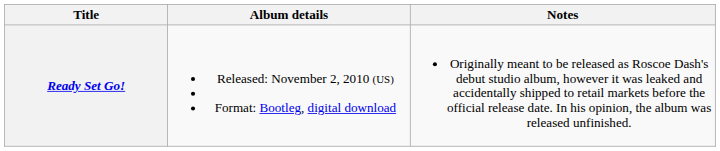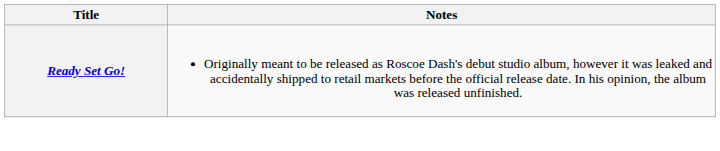- column: (289, 14)
